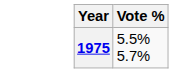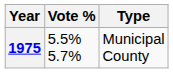+ column: (134, 16)
